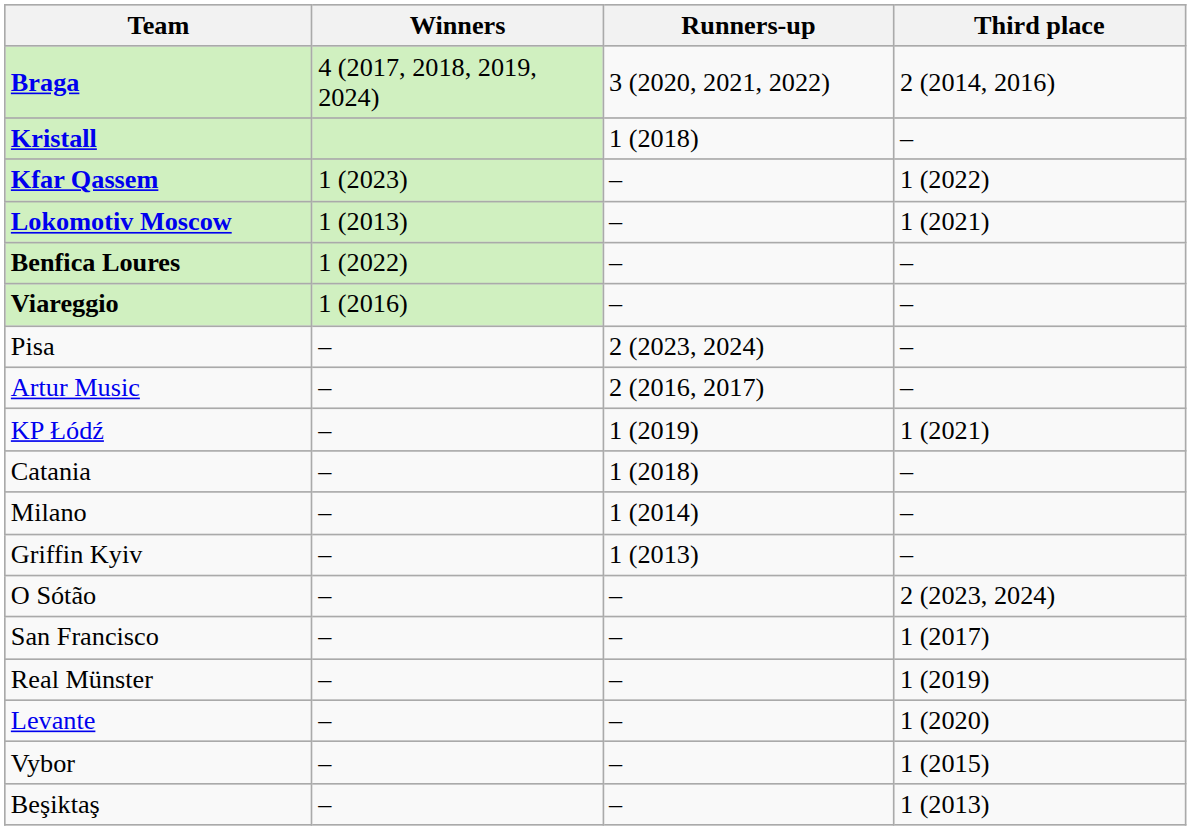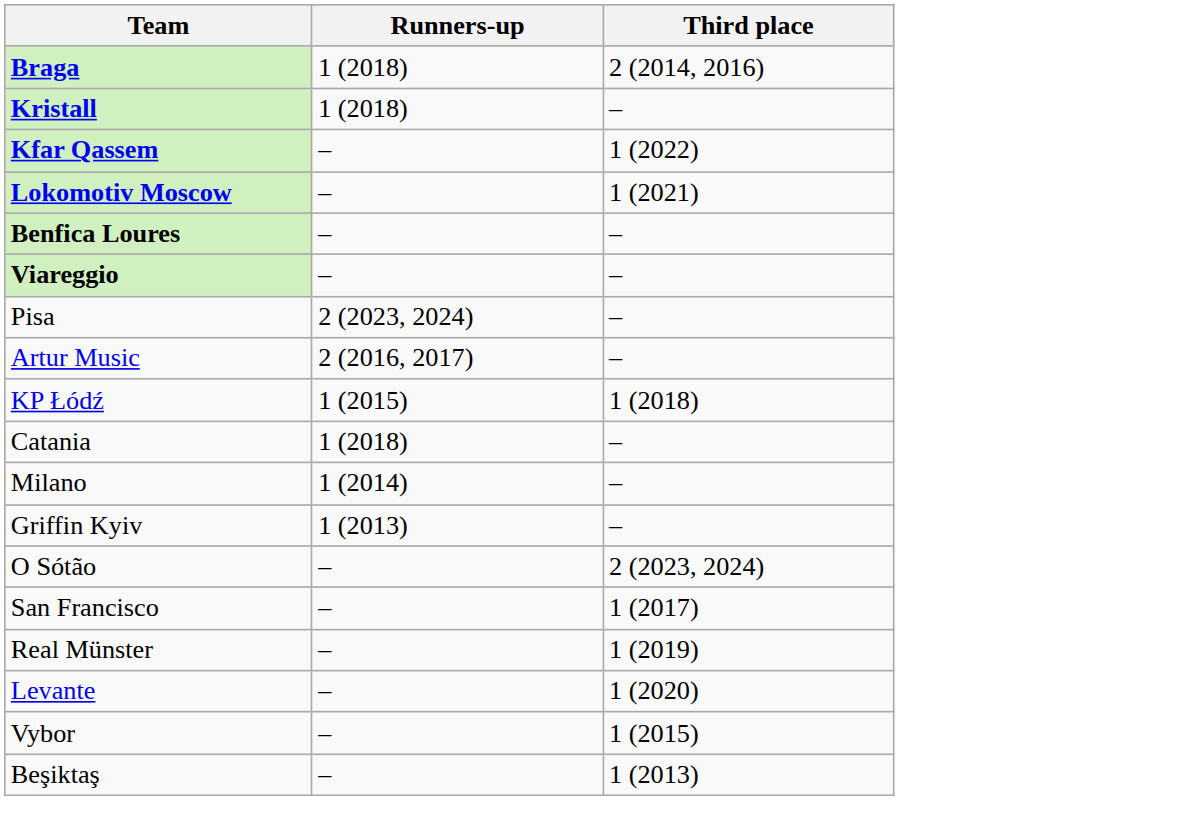- column: (458, 25)
(719, 81) 3 (2020, 2021, 2022) -> (363, 66) 1 (2018)
(654, 429) 1 (2019) -> (363, 399) 1 (2015)
(945, 429) 1 (2021) -> (654, 399) 1 (2018)
